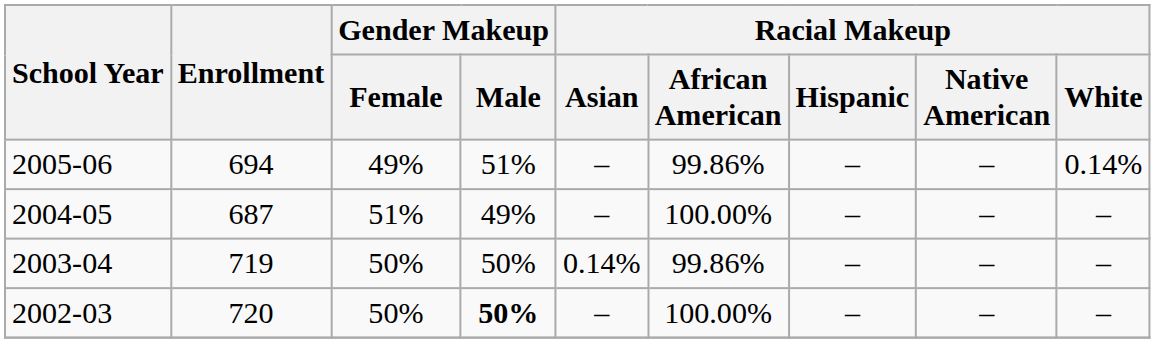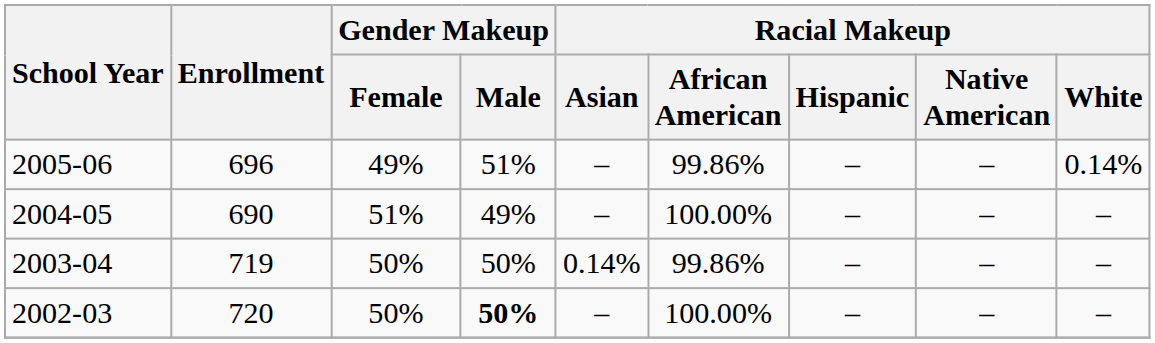(251, 164) 694 -> (251, 164) 696
(251, 214) 687 -> (251, 214) 690
